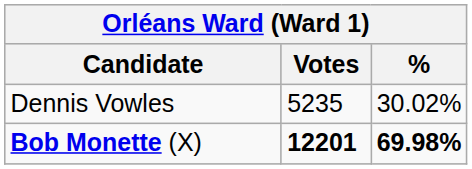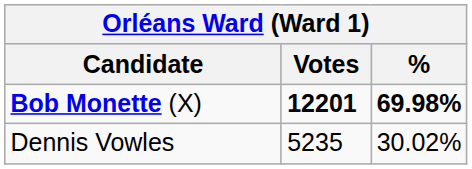rows swapped: (106, 143) <-> (92, 103)
